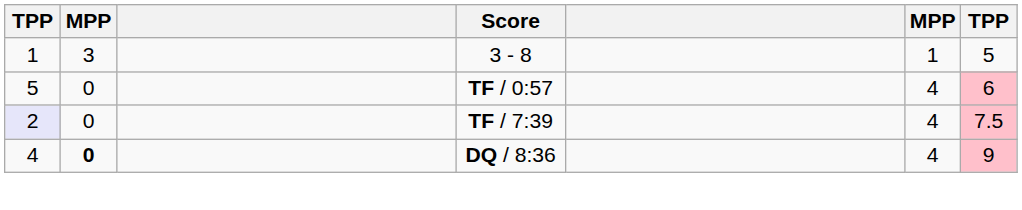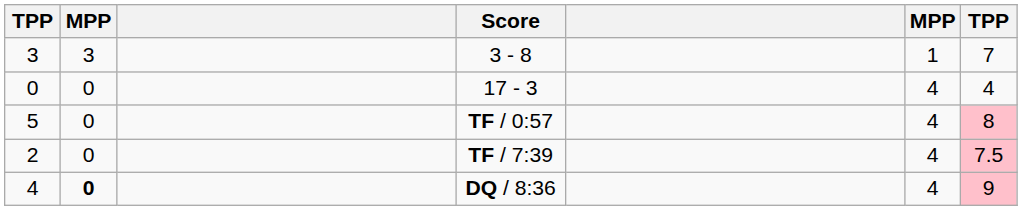(33, 54) 1 -> (33, 54) 3
(989, 54) 5 -> (989, 54) 7
+ row: (511, 88)
(989, 88) 6 -> (989, 121) 8
(33, 121) lavender background -> (33, 155) no background
